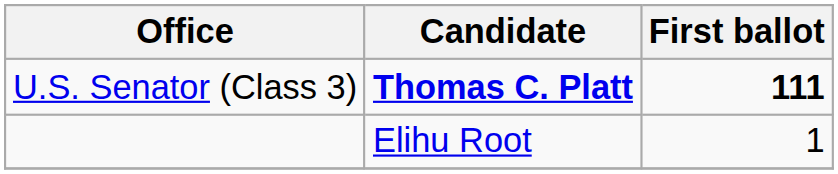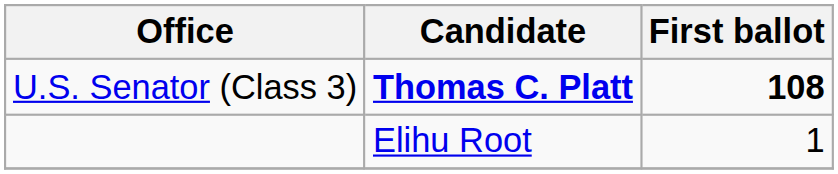(798, 86) 111 -> (796, 86) 108
